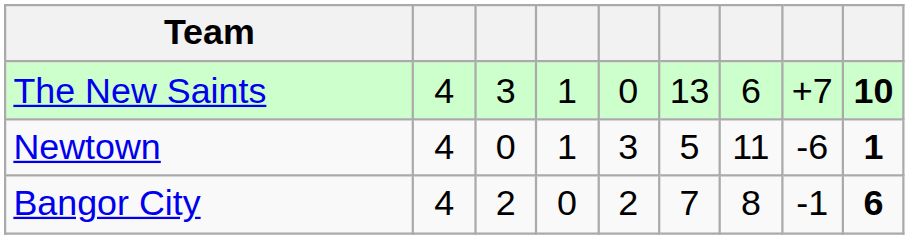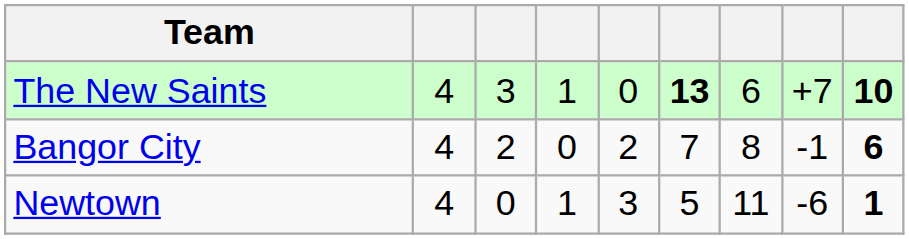(690, 89) normal -> (690, 89) bold
rows swapped: (107, 203) <-> (87, 146)
